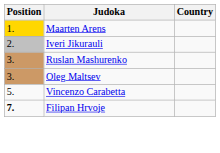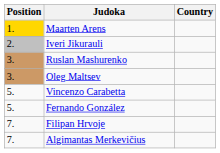+ row: (85, 108)
(10, 108) bold -> (10, 124) normal
+ row: (96, 140)
